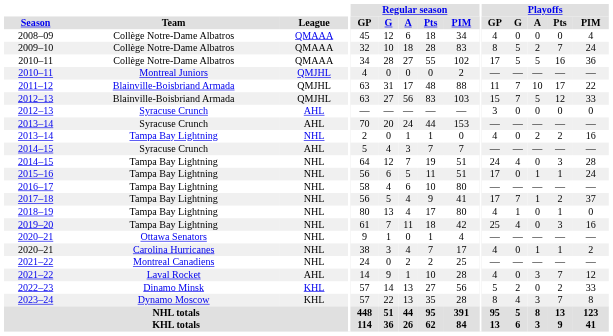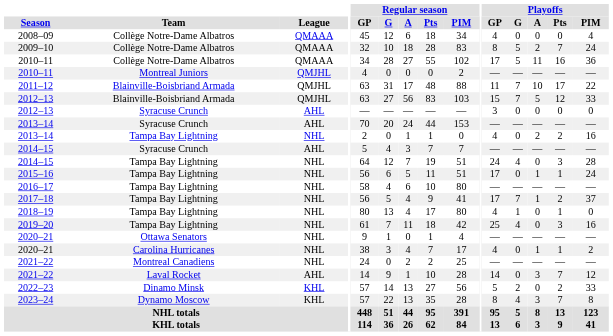(537, 60) 5 -> (537, 60) 11
(495, 275) 4 -> (495, 275) 14
